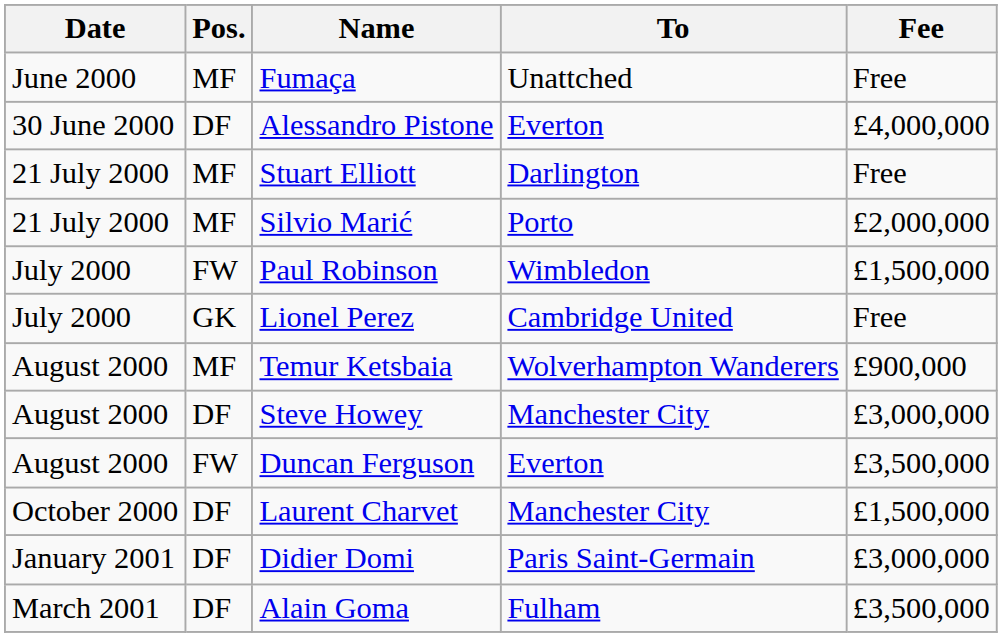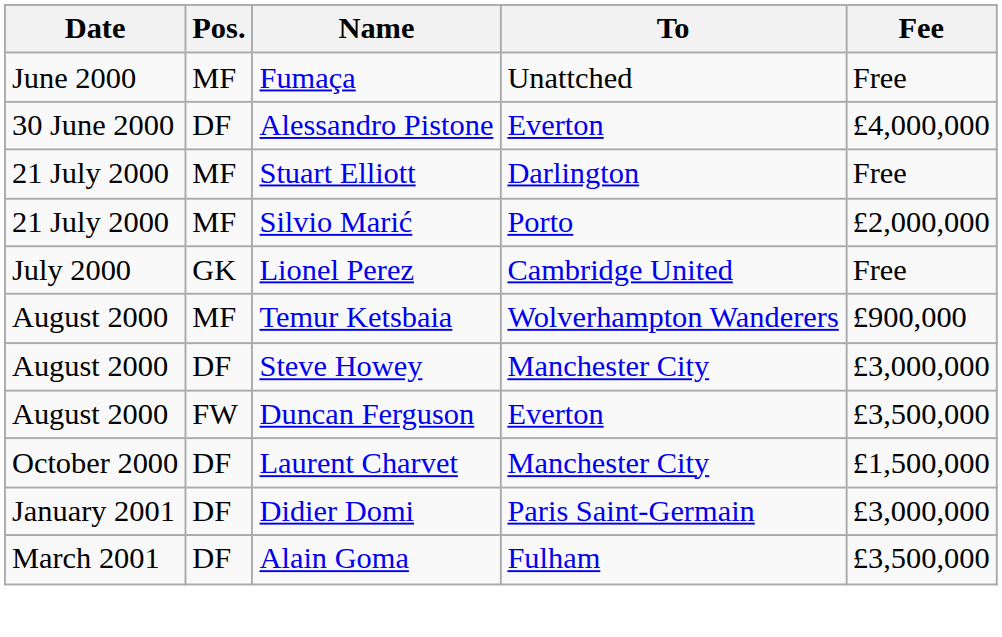- row: (349, 269)
